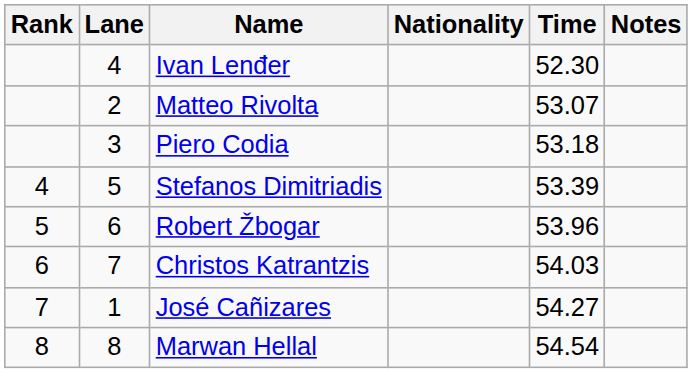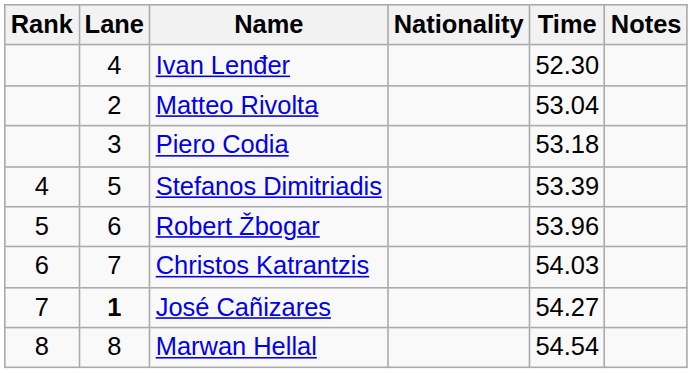(567, 105) 53.07 -> (567, 105) 53.04
(114, 307) normal -> (114, 307) bold
